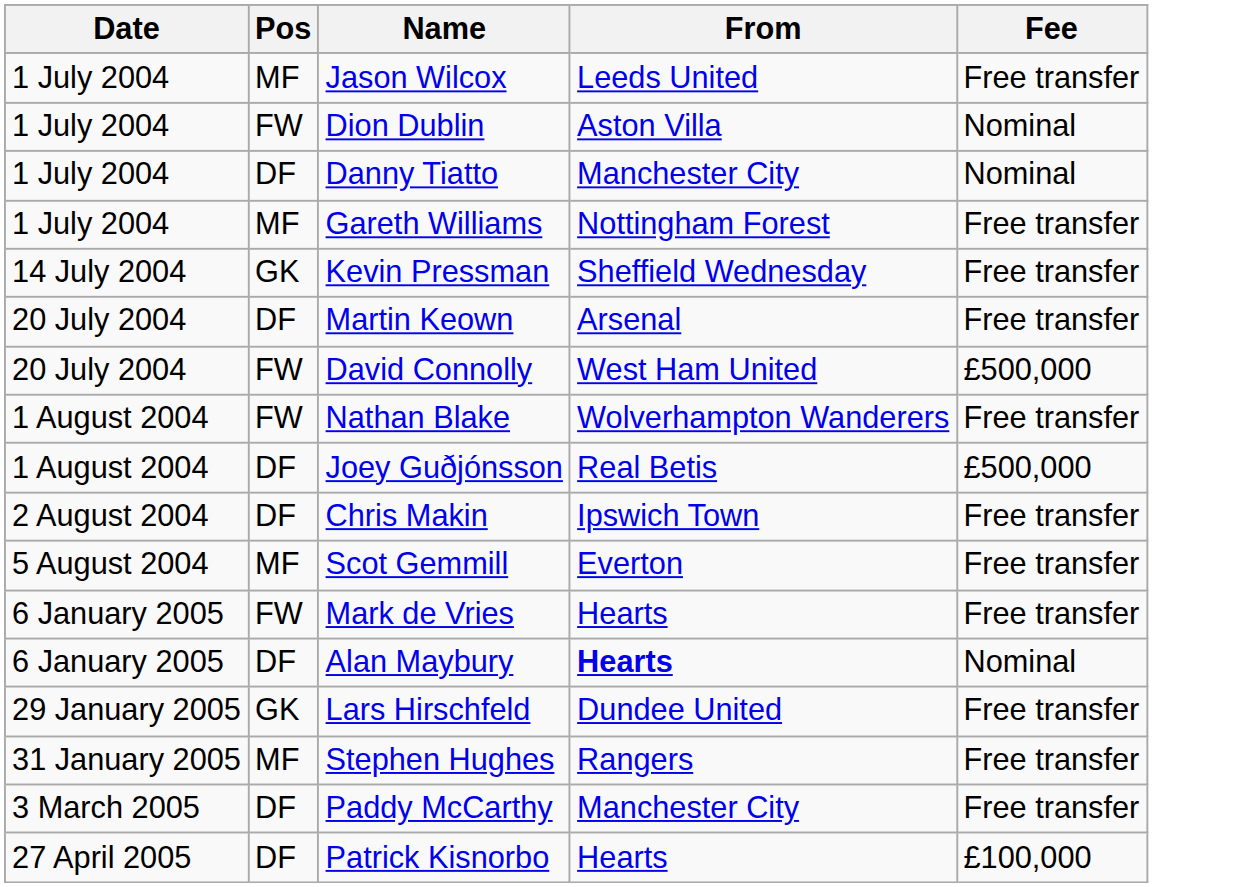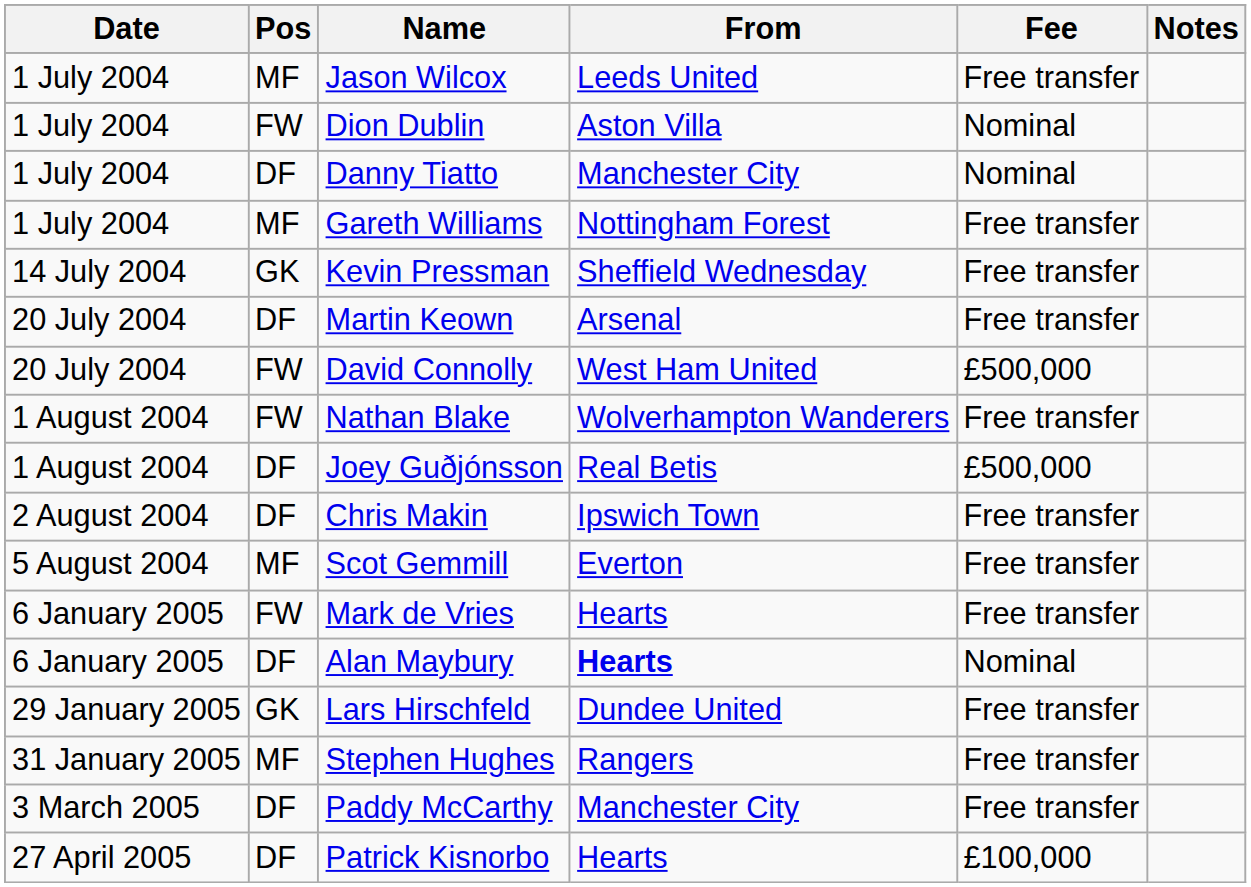+ column: (1196, 28)
